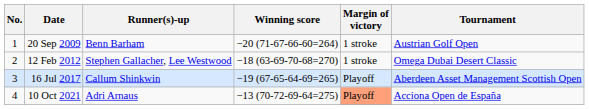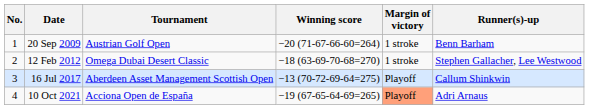columns swapped: (488, 19) <-> (159, 19)
(287, 78) −19 (67-65-64-69=265) -> (329, 78) −13 (70-72-69-64=275)
(287, 96) −13 (70-72-69-64=275) -> (329, 96) −19 (67-65-64-69=265)
